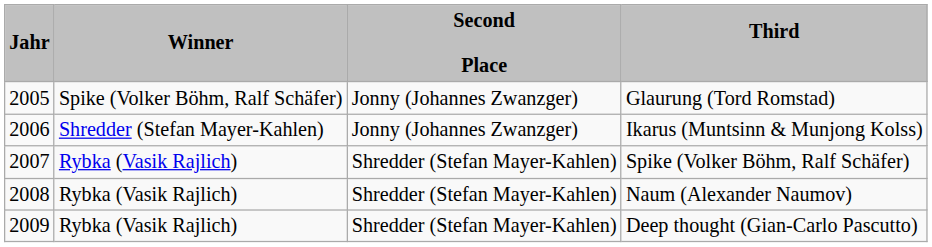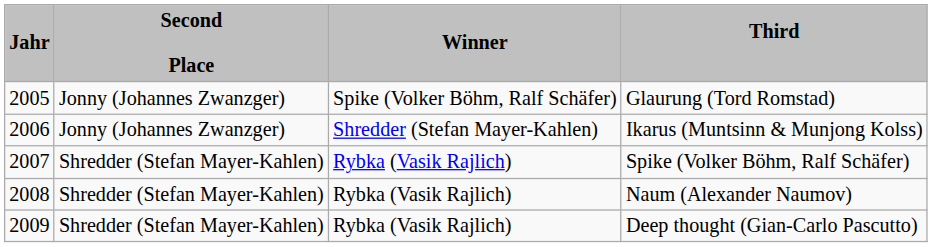columns swapped: (201, 43) <-> (484, 43)
